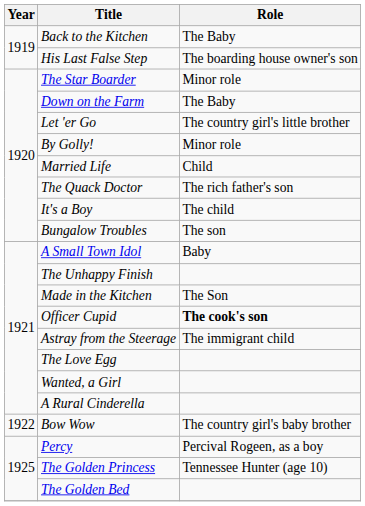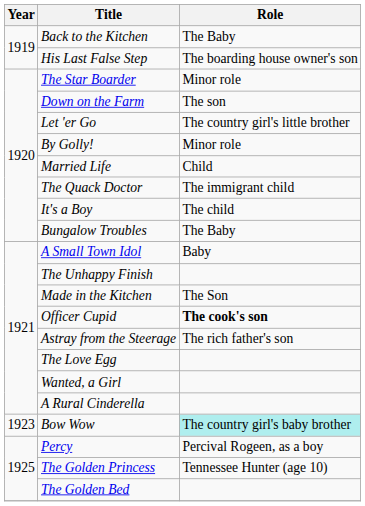(209, 101) The Baby -> (204, 101) The son
(238, 187) The rich father's son -> (238, 187) The immigrant child
(204, 230) The son -> (209, 230) The Baby
(238, 338) The immigrant child -> (238, 338) The rich father's son
(21, 425) 1922 -> (21, 425) 1923
(267, 425) no background -> (267, 425) paleturquoise background
